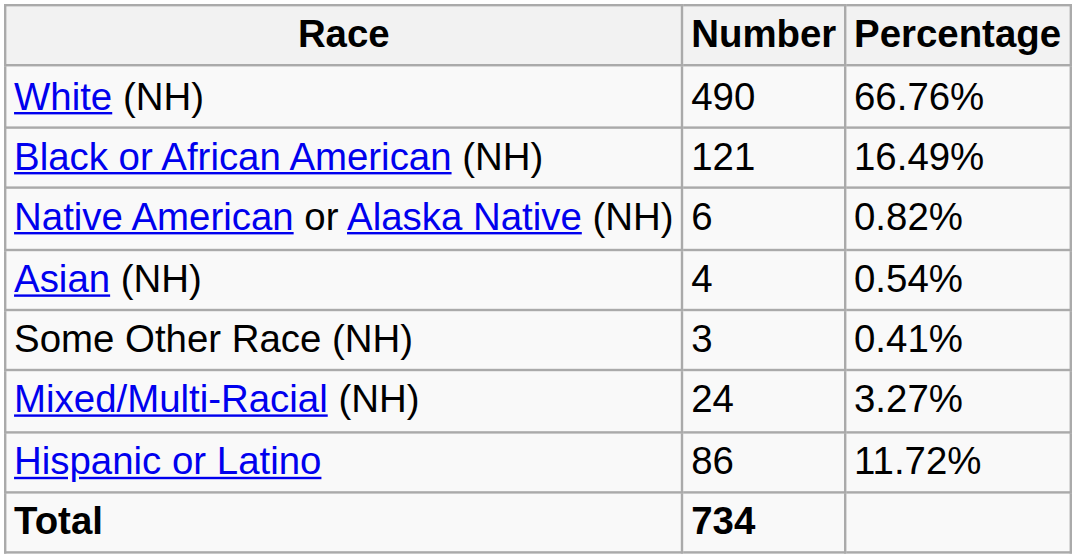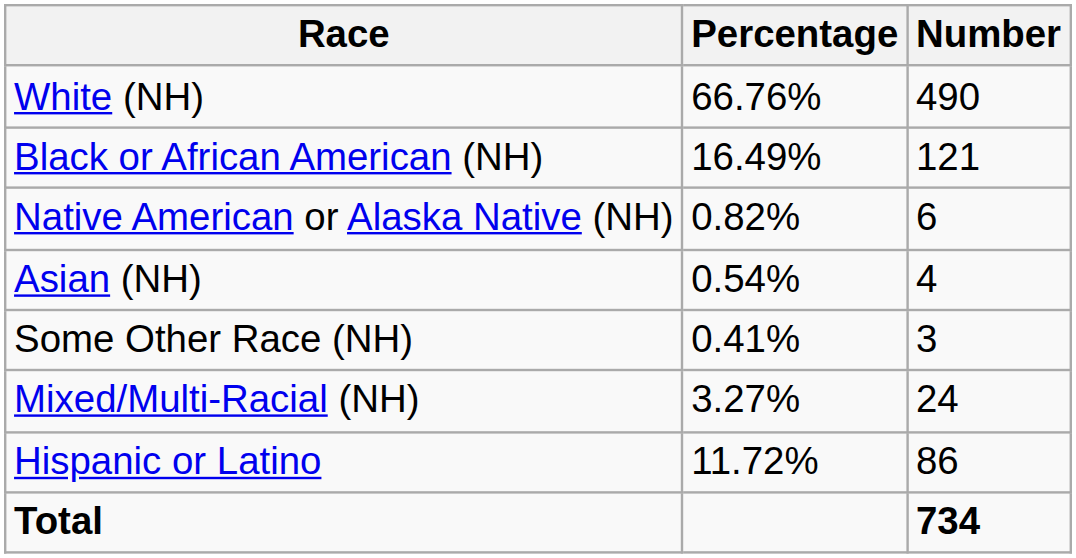columns swapped: (764, 34) <-> (958, 34)
